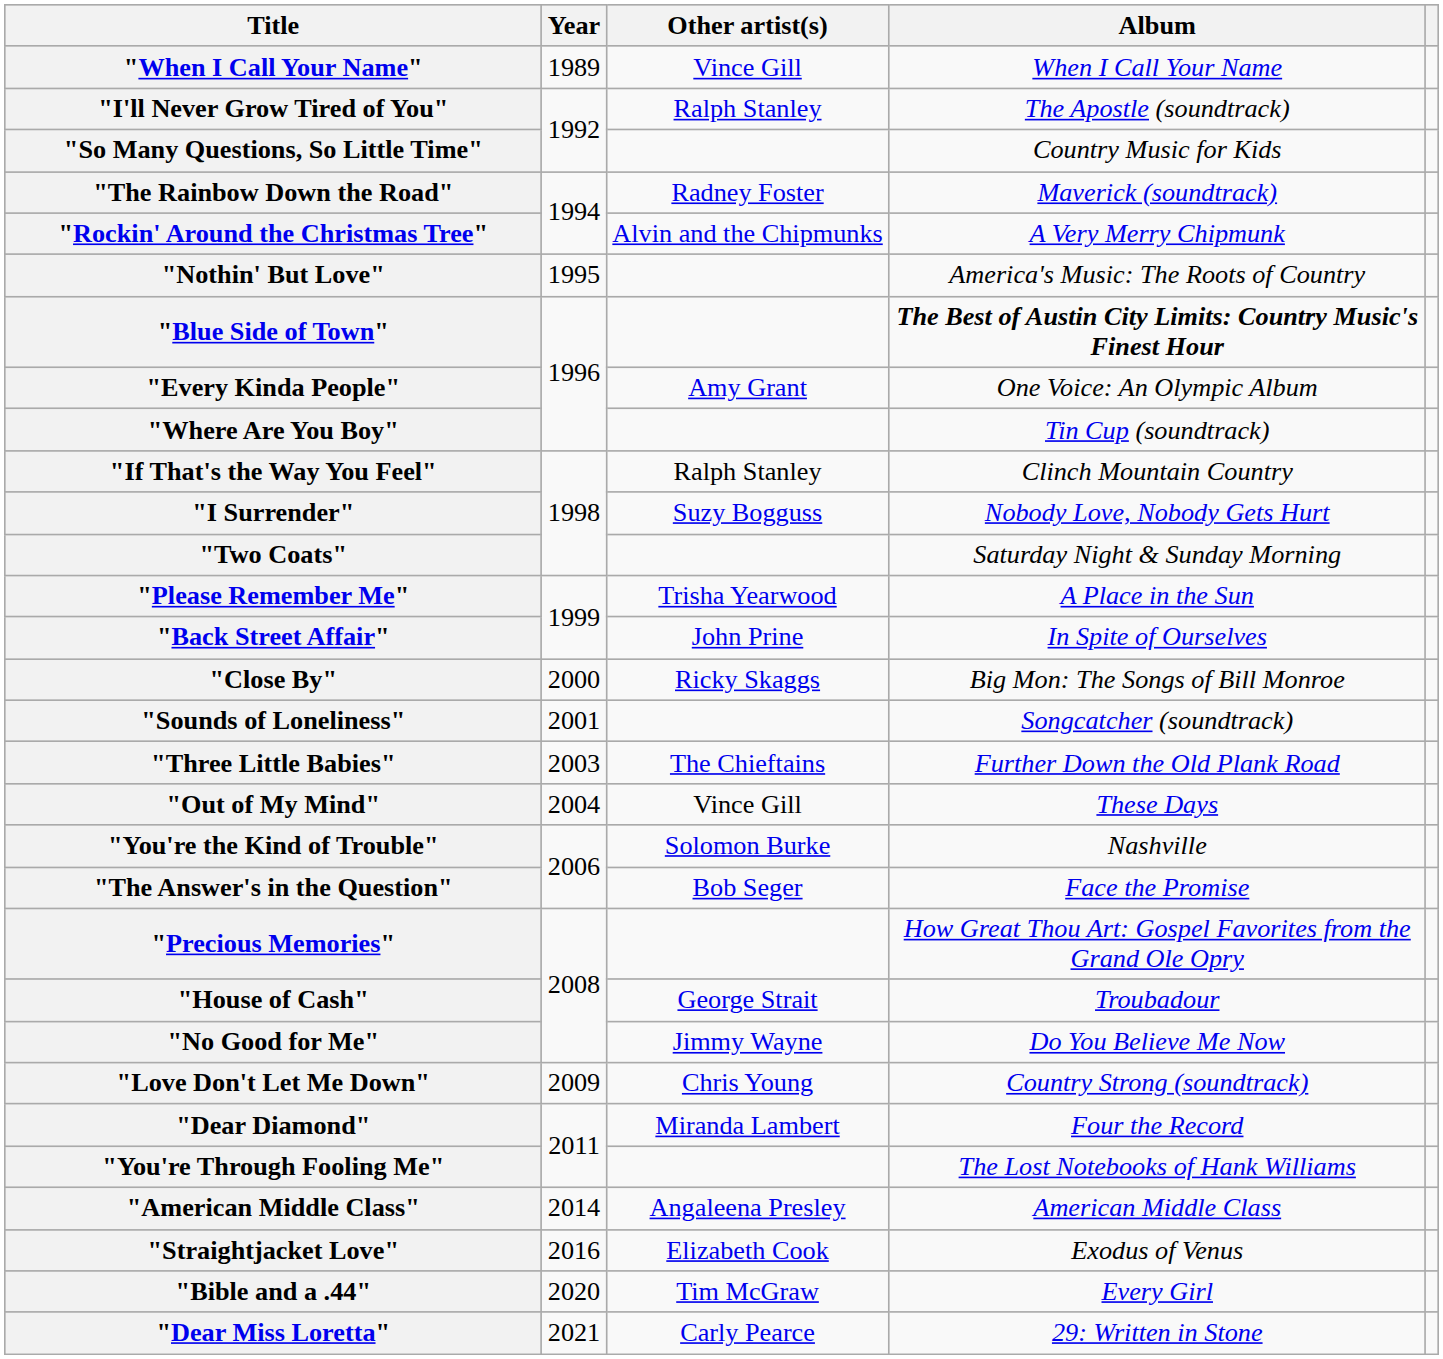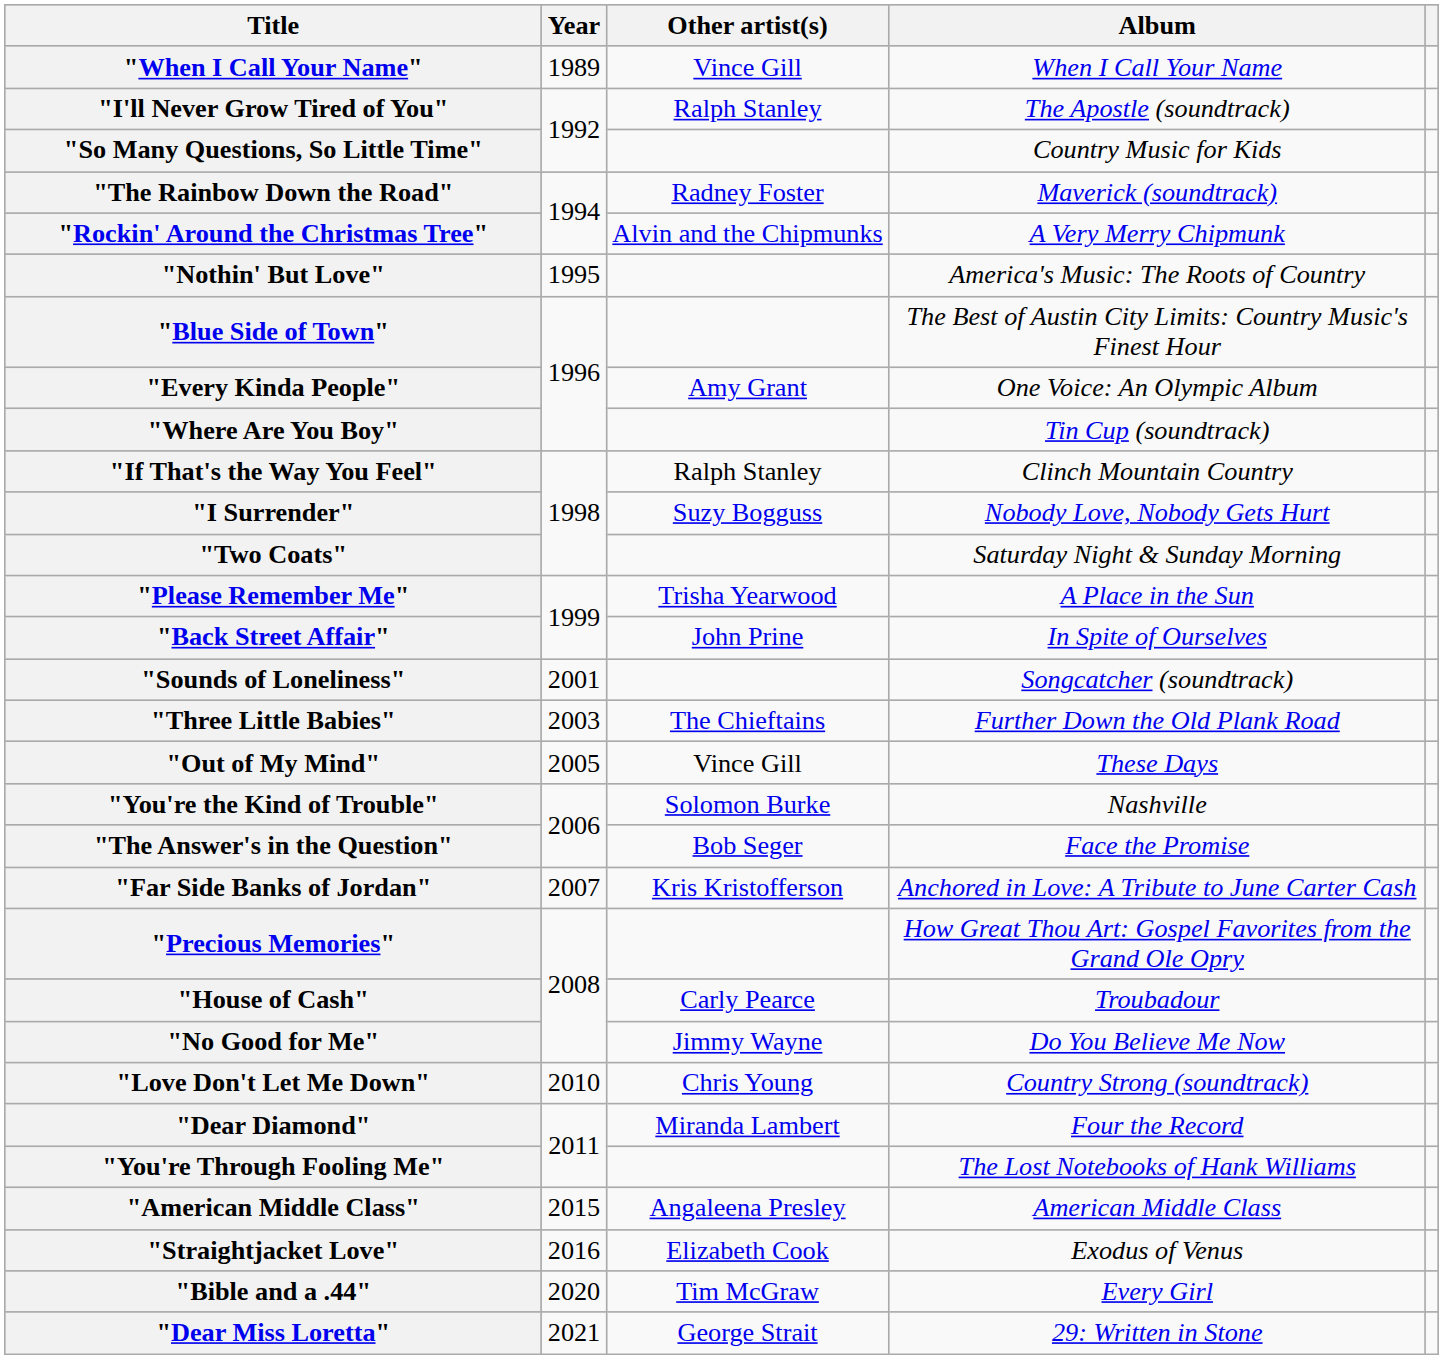(1157, 331) bold -> (1157, 331) normal
- row: (273, 679)
(574, 803) 2004 -> (574, 762) 2005
+ row: (273, 887)
(748, 999) George Strait -> (748, 999) Carly Pearce
(574, 1083) 2009 -> (574, 1083) 2010
(574, 1207) 2014 -> (574, 1207) 2015
(748, 1332) Carly Pearce -> (748, 1332) George Strait
